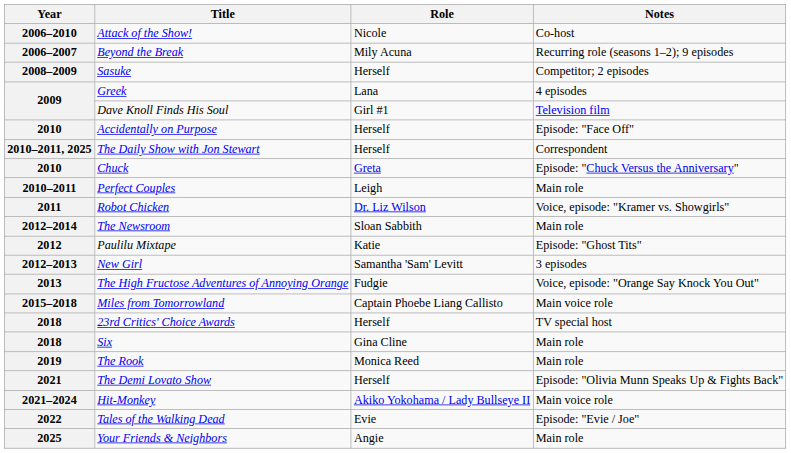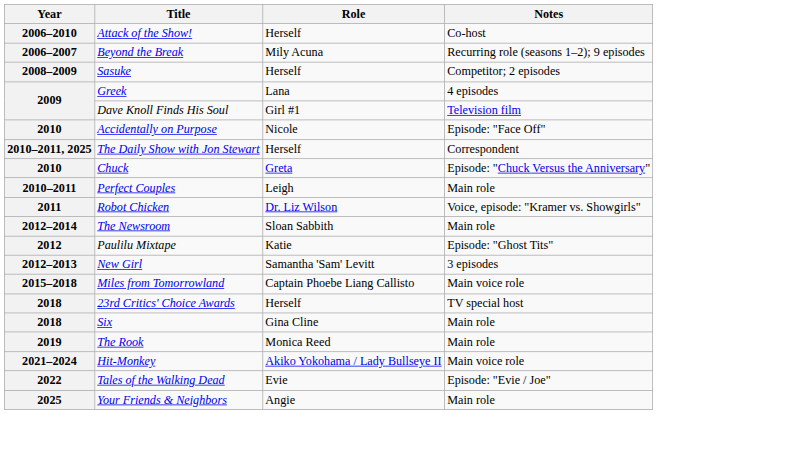(370, 33) Nicole -> (283, 33) Herself
(372, 129) Herself -> (282, 129) Nicole
- row: (223, 284)
- row: (154, 380)
